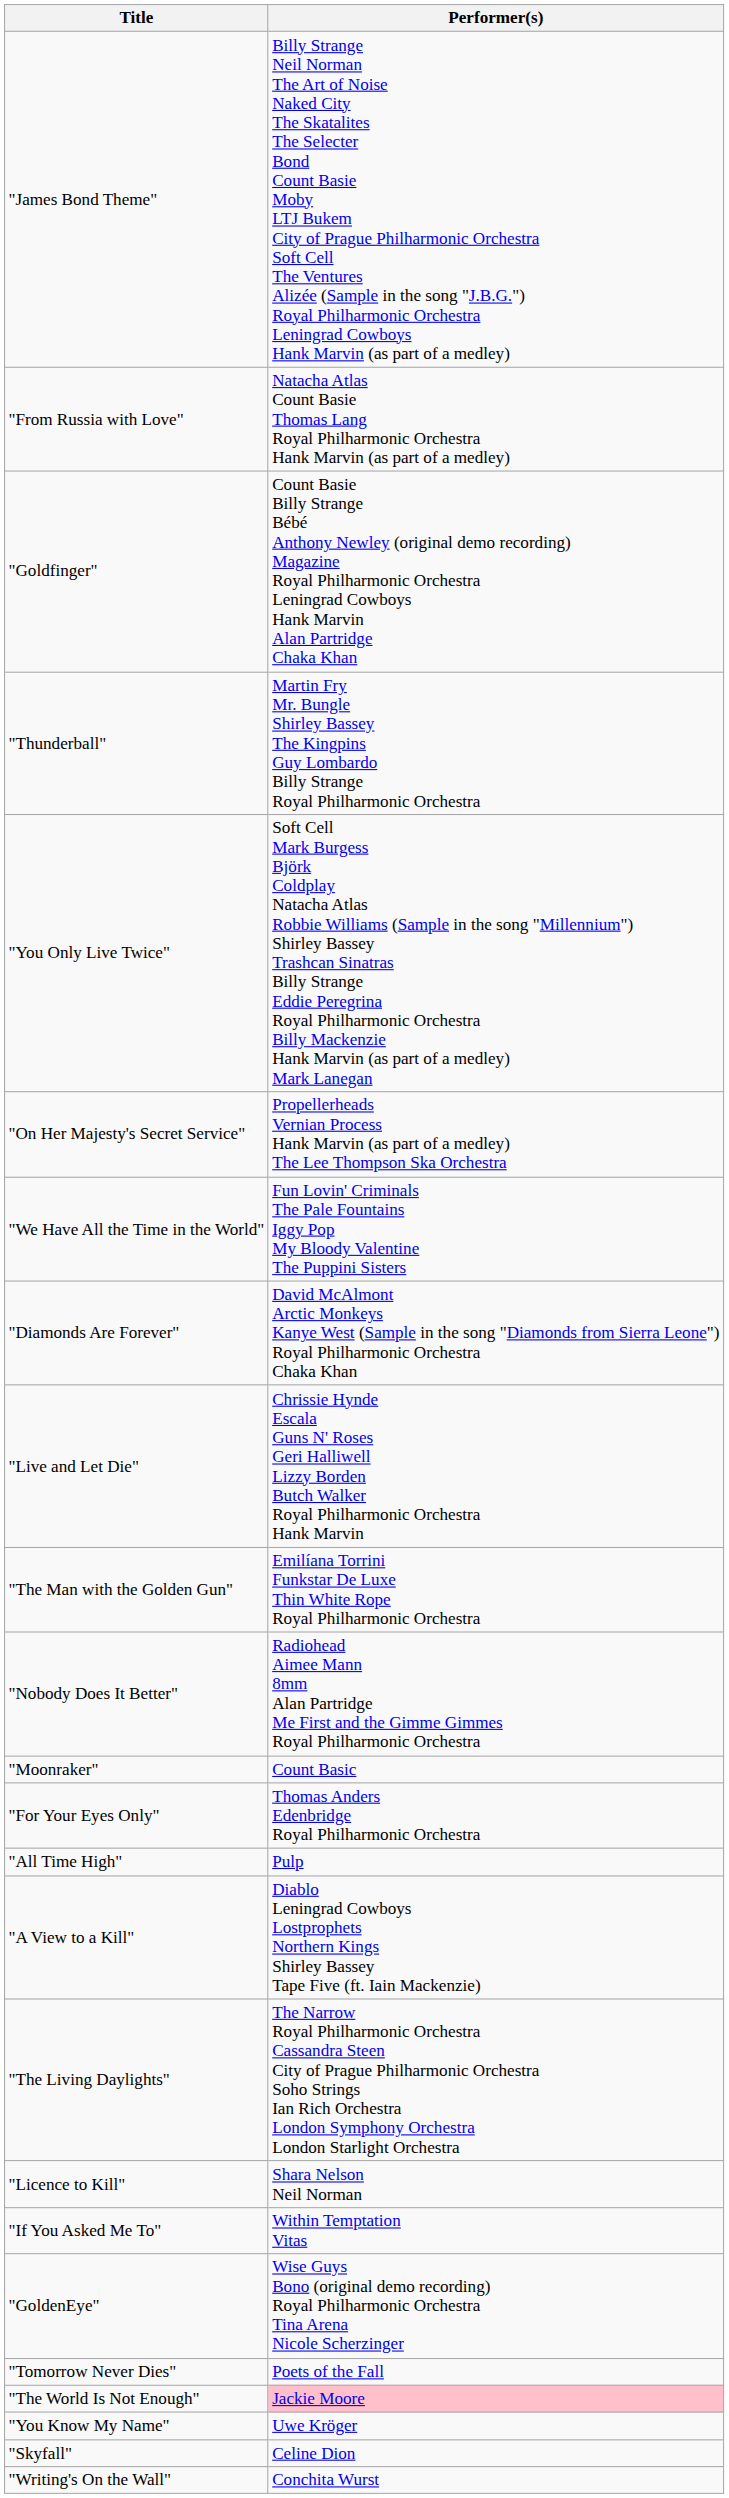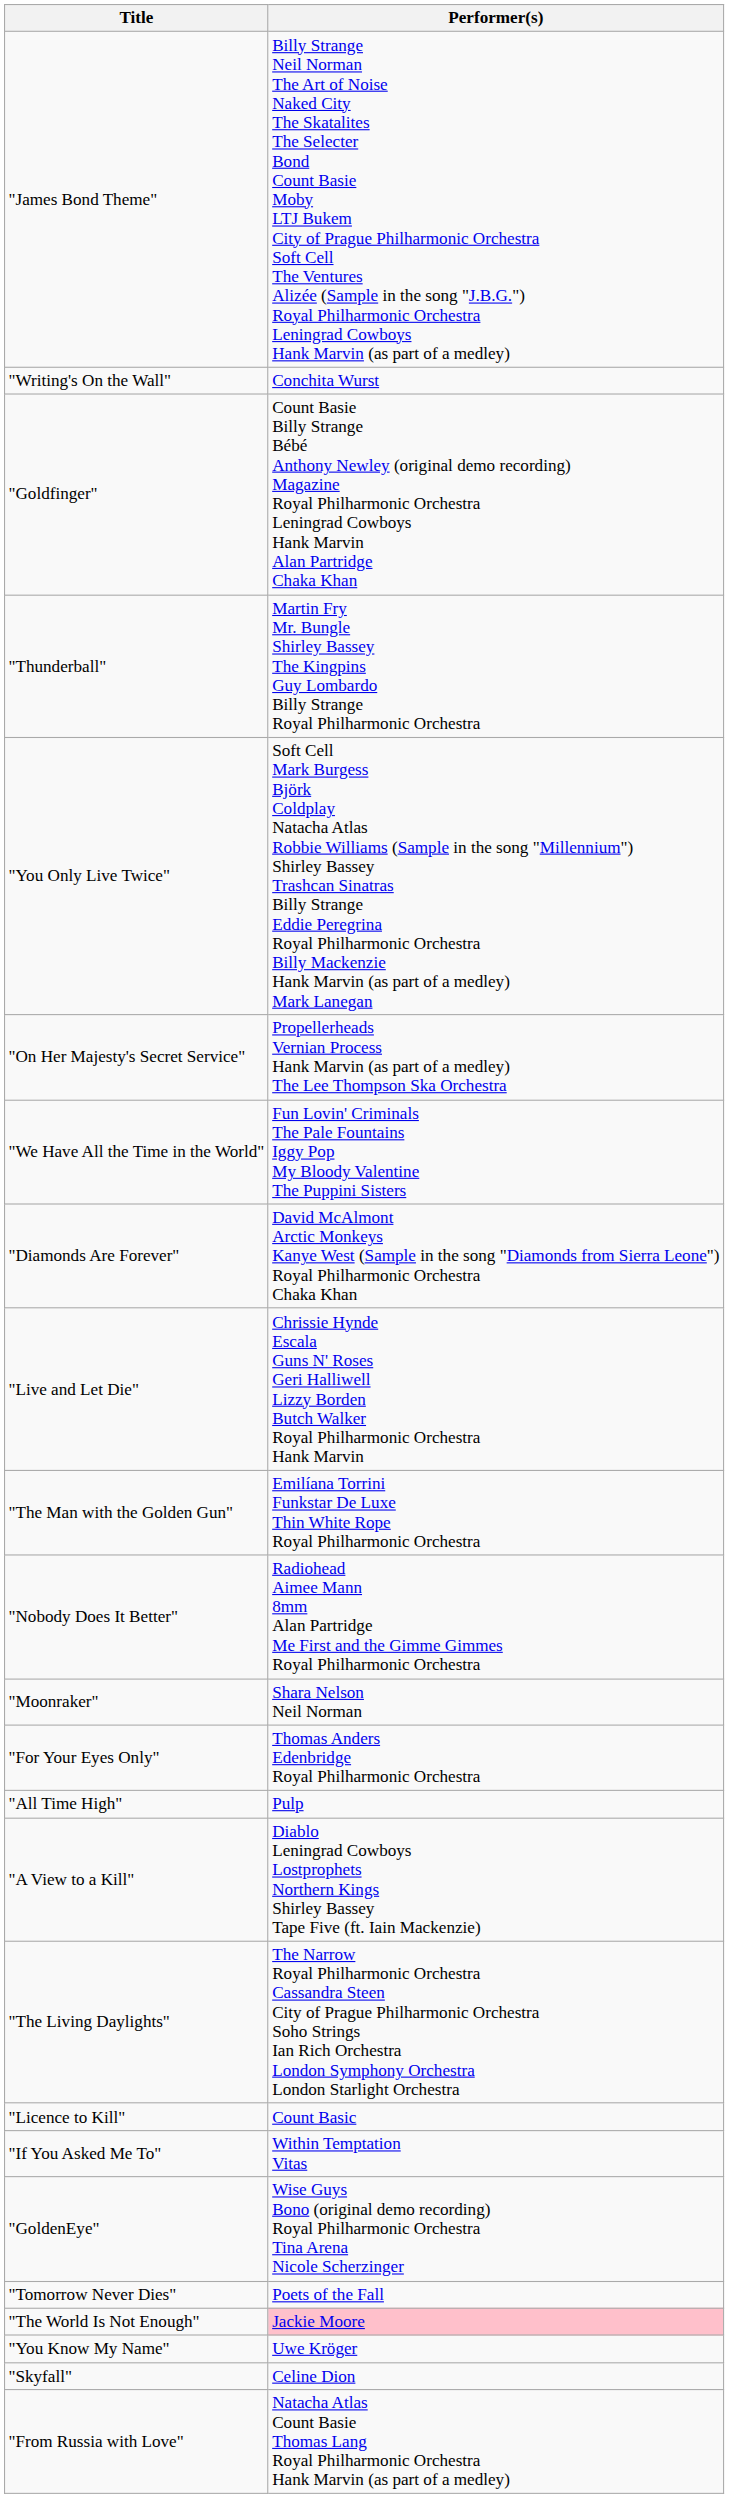rows swapped: (96, 419) <-> (90, 2480)
(314, 1769) Count Basic -> (318, 1701) Shara Nelson Neil Norman
(318, 2184) Shara Nelson Neil Norman -> (314, 2116) Count Basic
